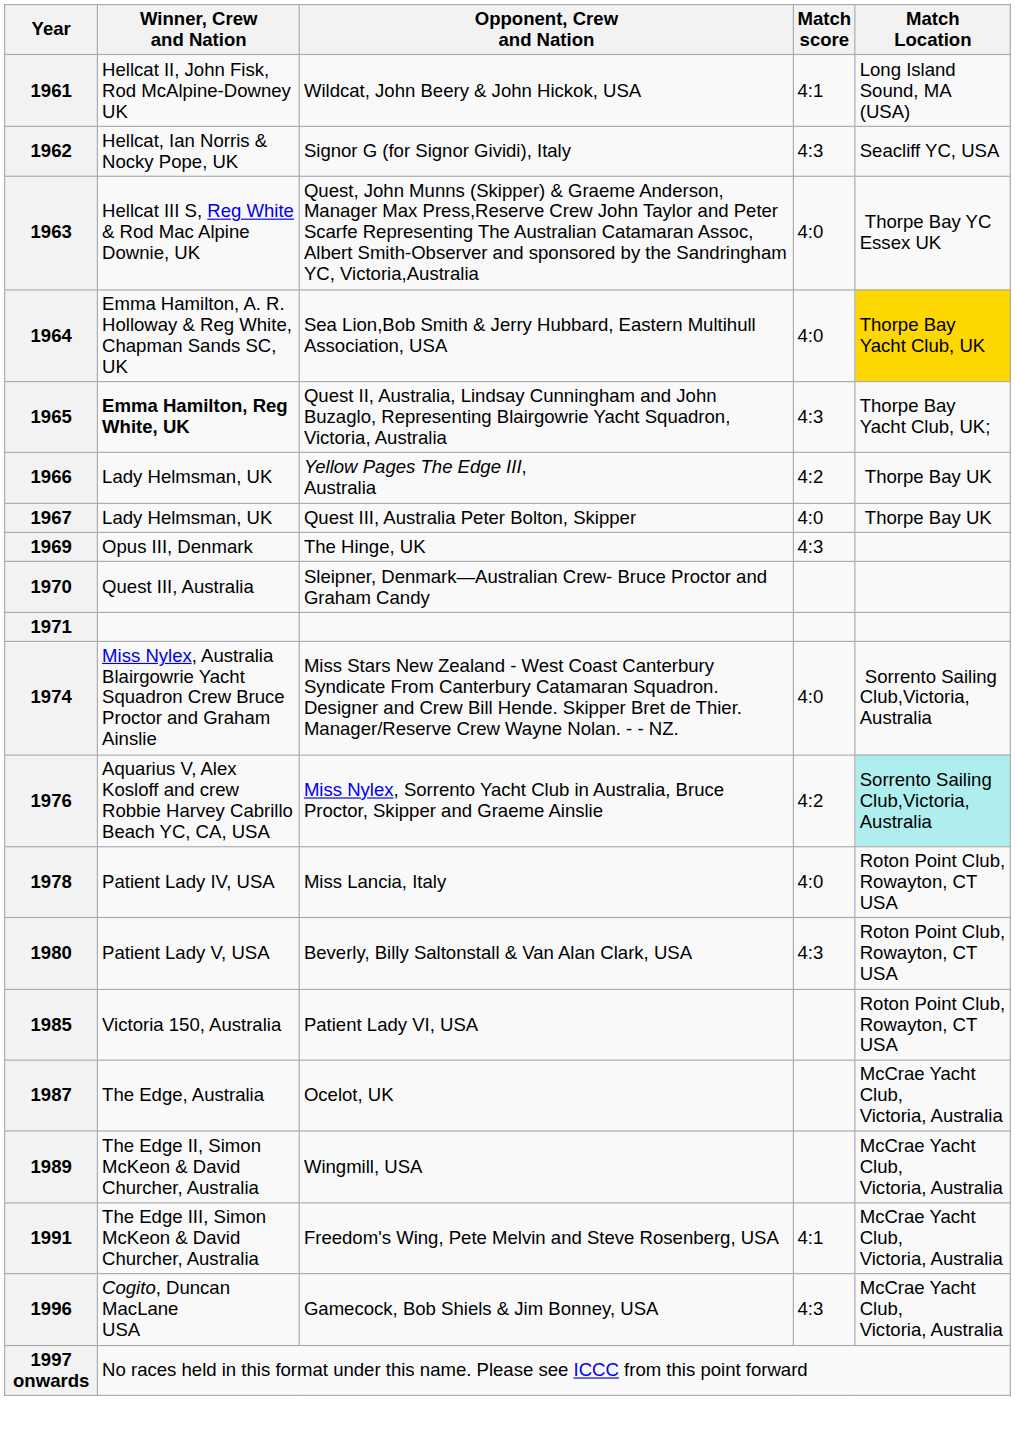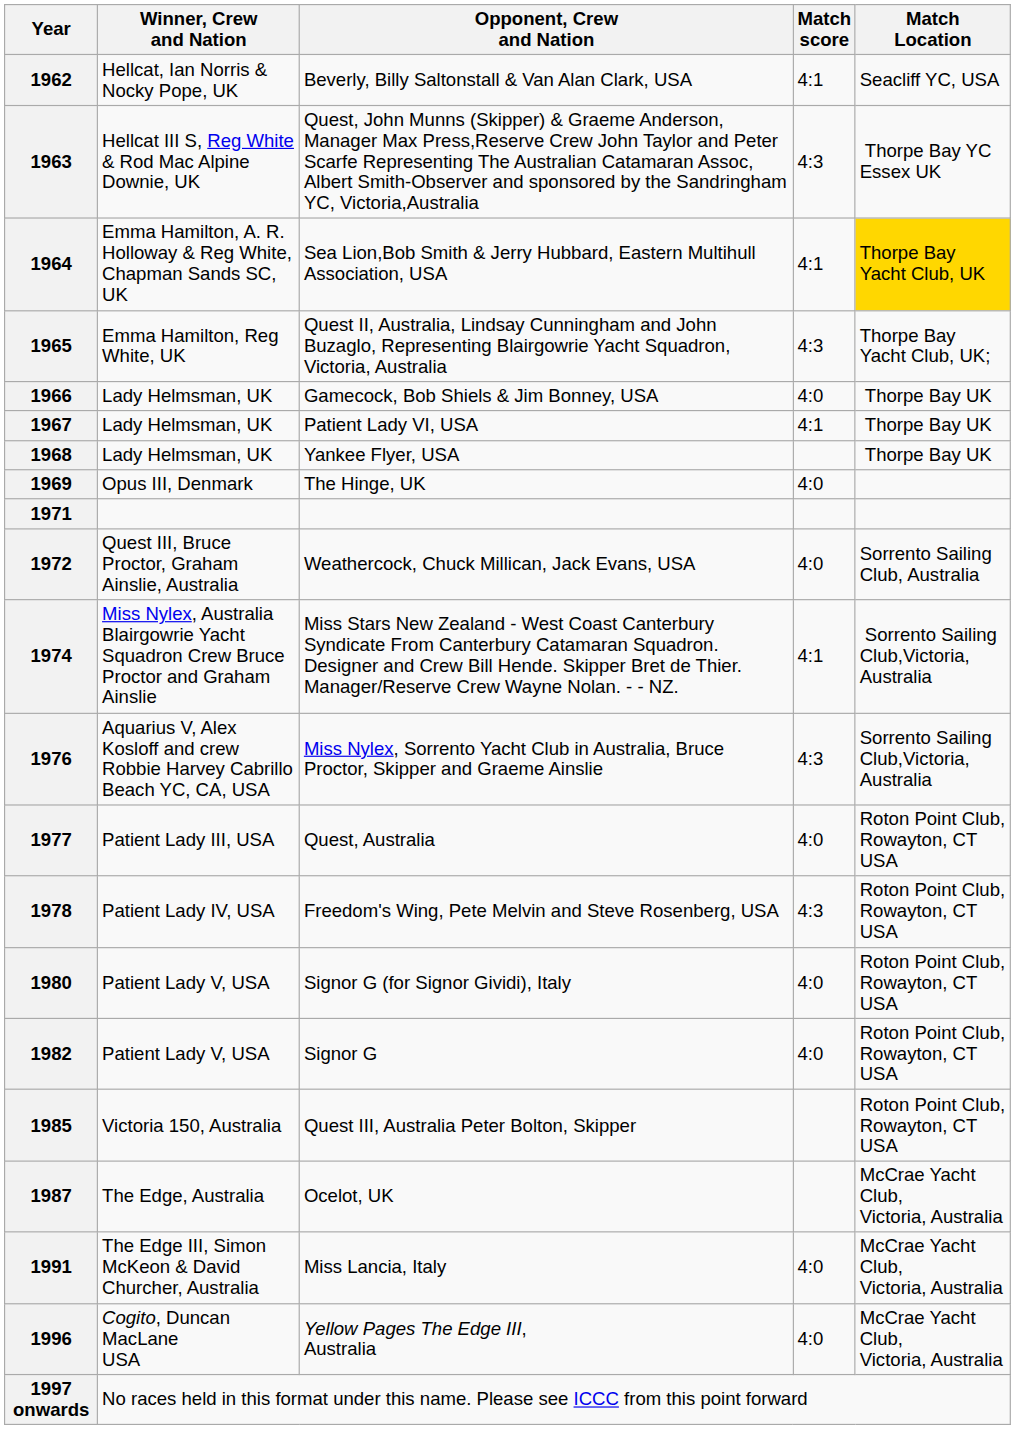- row: (51, 90)
(437, 151) Signor G (for Signor Gividi), Italy -> (498, 79) Beverly, Billy Saltonstall & Van Alan Clark, USA
(810, 151) 4:3 -> (810, 79) 4:1
(810, 232) 4:0 -> (810, 161) 4:3
(810, 335) 4:0 -> (810, 264) 4:1
(195, 416) bold -> (190, 345) normal
(415, 477) Yellow Pages The Edge III, Australia -> (481, 396) Gamecock, Bob Shiels & Jim Bonney, USA
(810, 477) 4:2 -> (810, 396) 4:0
(470, 517) Quest III, Australia Peter Bolton, Skipper -> (391, 425) Patient Lady VI, USA
(810, 517) 4:0 -> (810, 425) 4:1
+ row: (51, 454)
(810, 547) 4:3 -> (810, 484) 4:0
- row: (51, 586)
+ row: (51, 564)
(810, 697) 4:0 -> (810, 656) 4:1
(810, 800) 4:2 -> (810, 758) 4:3
(926, 800) paleturquoise background -> (926, 758) no background
+ row: (51, 840)
(375, 882) Miss Lancia, Italy -> (541, 911) Freedom's Wing, Pete Melvin and Steve Rosenberg, USA
(810, 882) 4:0 -> (810, 911) 4:3
(498, 953) Beverly, Billy Saltonstall & Van Alan Clark, USA -> (437, 982) Signor G (for Signor Gividi), Italy
(810, 953) 4:3 -> (810, 982) 4:0
+ row: (51, 1053)
(391, 1024) Patient Lady VI, USA -> (470, 1125) Quest III, Australia Peter Bolton, Skipper
- row: (51, 1166)
(541, 1238) Freedom's Wing, Pete Melvin and Steve Rosenberg, USA -> (375, 1267) Miss Lancia, Italy
(810, 1238) 4:1 -> (810, 1267) 4:0
(481, 1309) Gamecock, Bob Shiels & Jim Bonney, USA -> (415, 1338) Yellow Pages The Edge III, Australia
(810, 1309) 4:3 -> (810, 1338) 4:0
